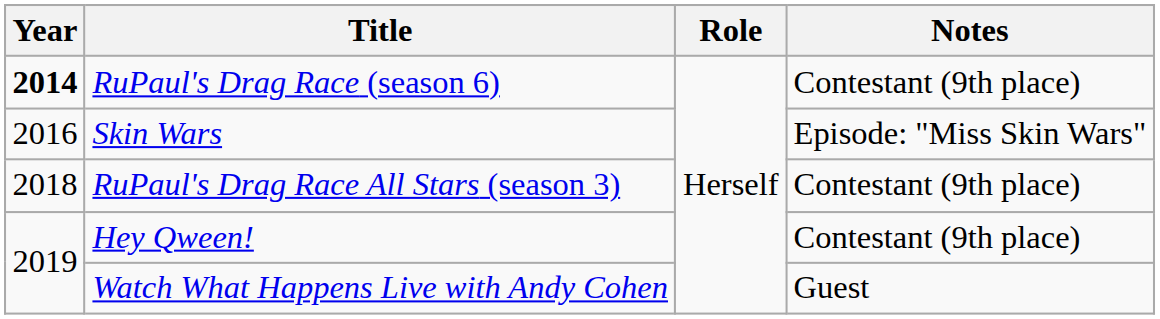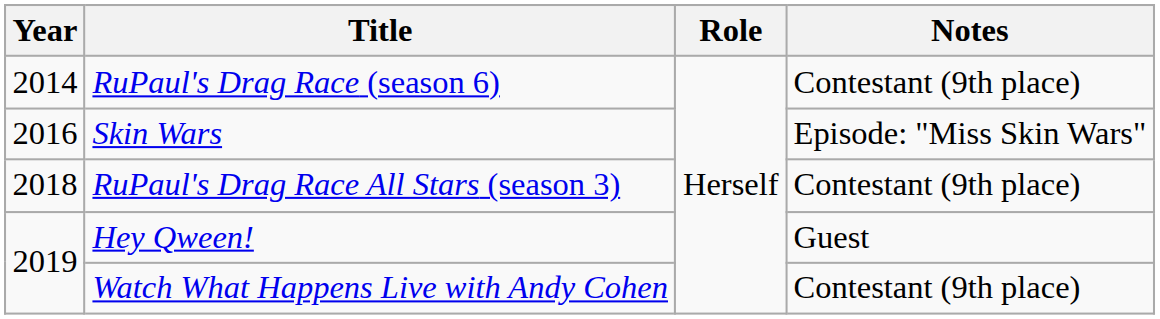(45, 81) bold -> (45, 81) normal
(937, 236) Contestant (9th place) -> (831, 236) Guest
(831, 287) Guest -> (937, 287) Contestant (9th place)
